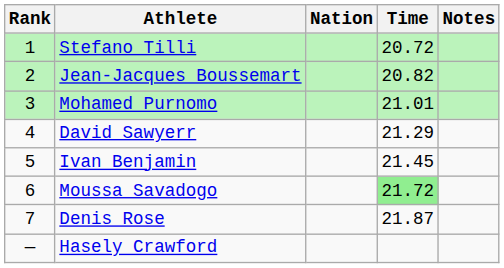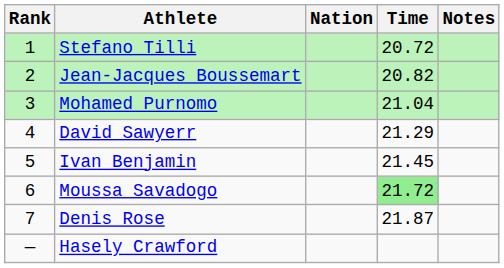(408, 105) 21.01 -> (408, 105) 21.04
